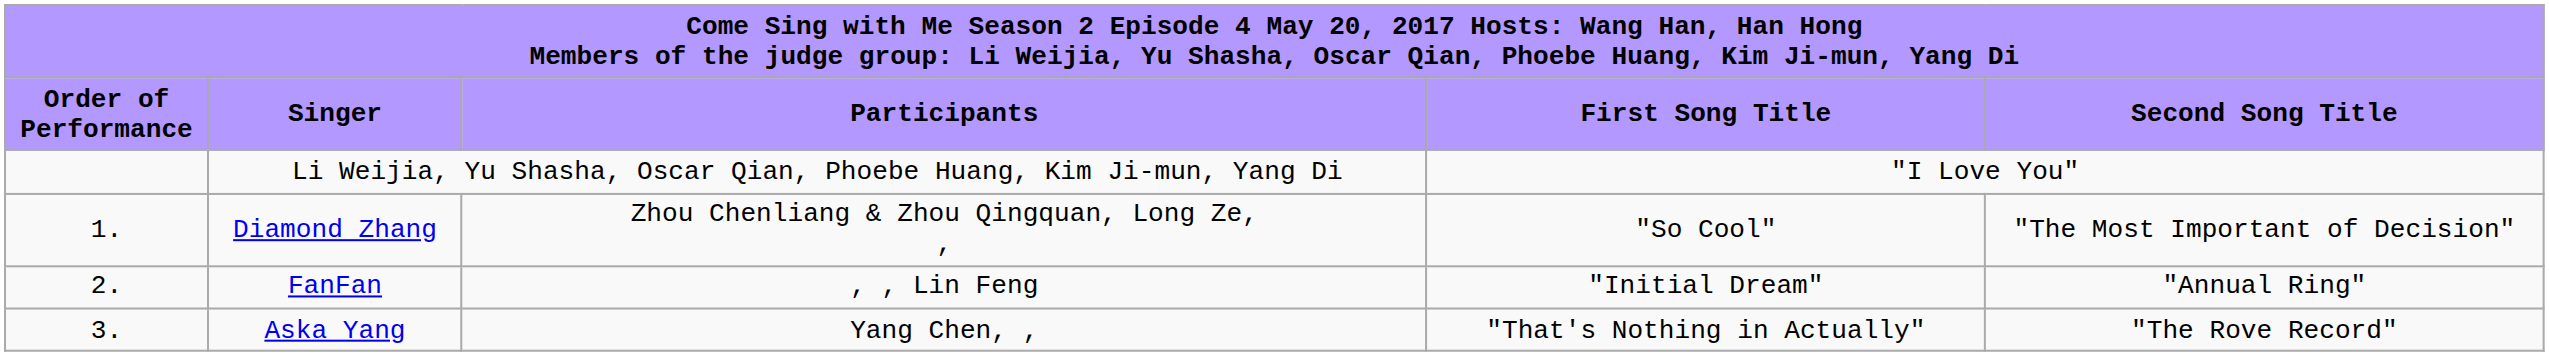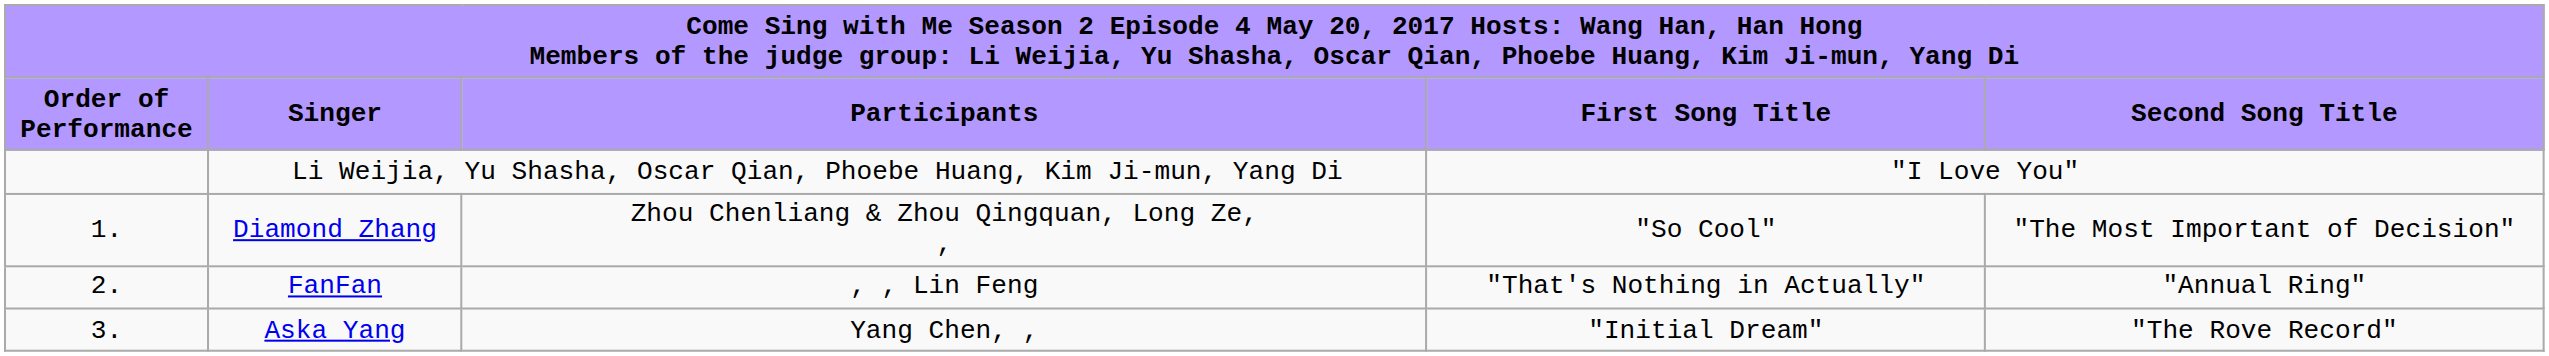(1706, 287) "Initial Dream" -> (1706, 287) "That's Nothing in Actually"
(1706, 330) "That's Nothing in Actually" -> (1706, 330) "Initial Dream"
